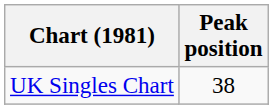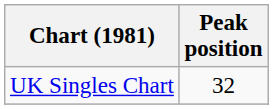(224, 85) 38 -> (224, 85) 32
